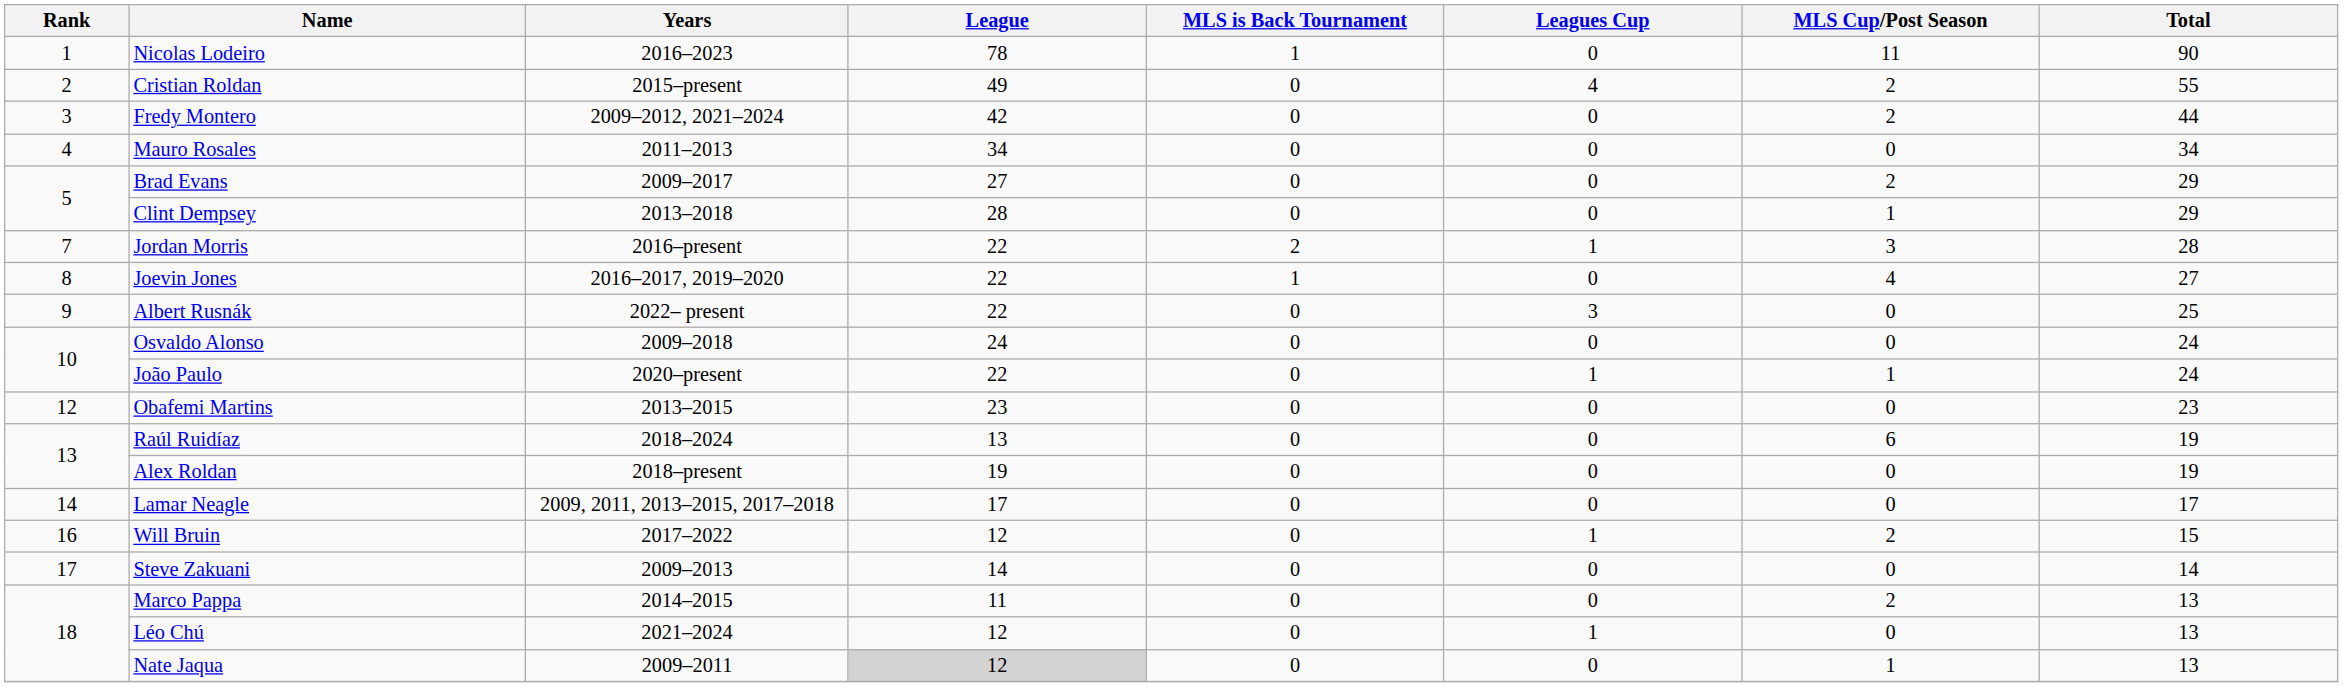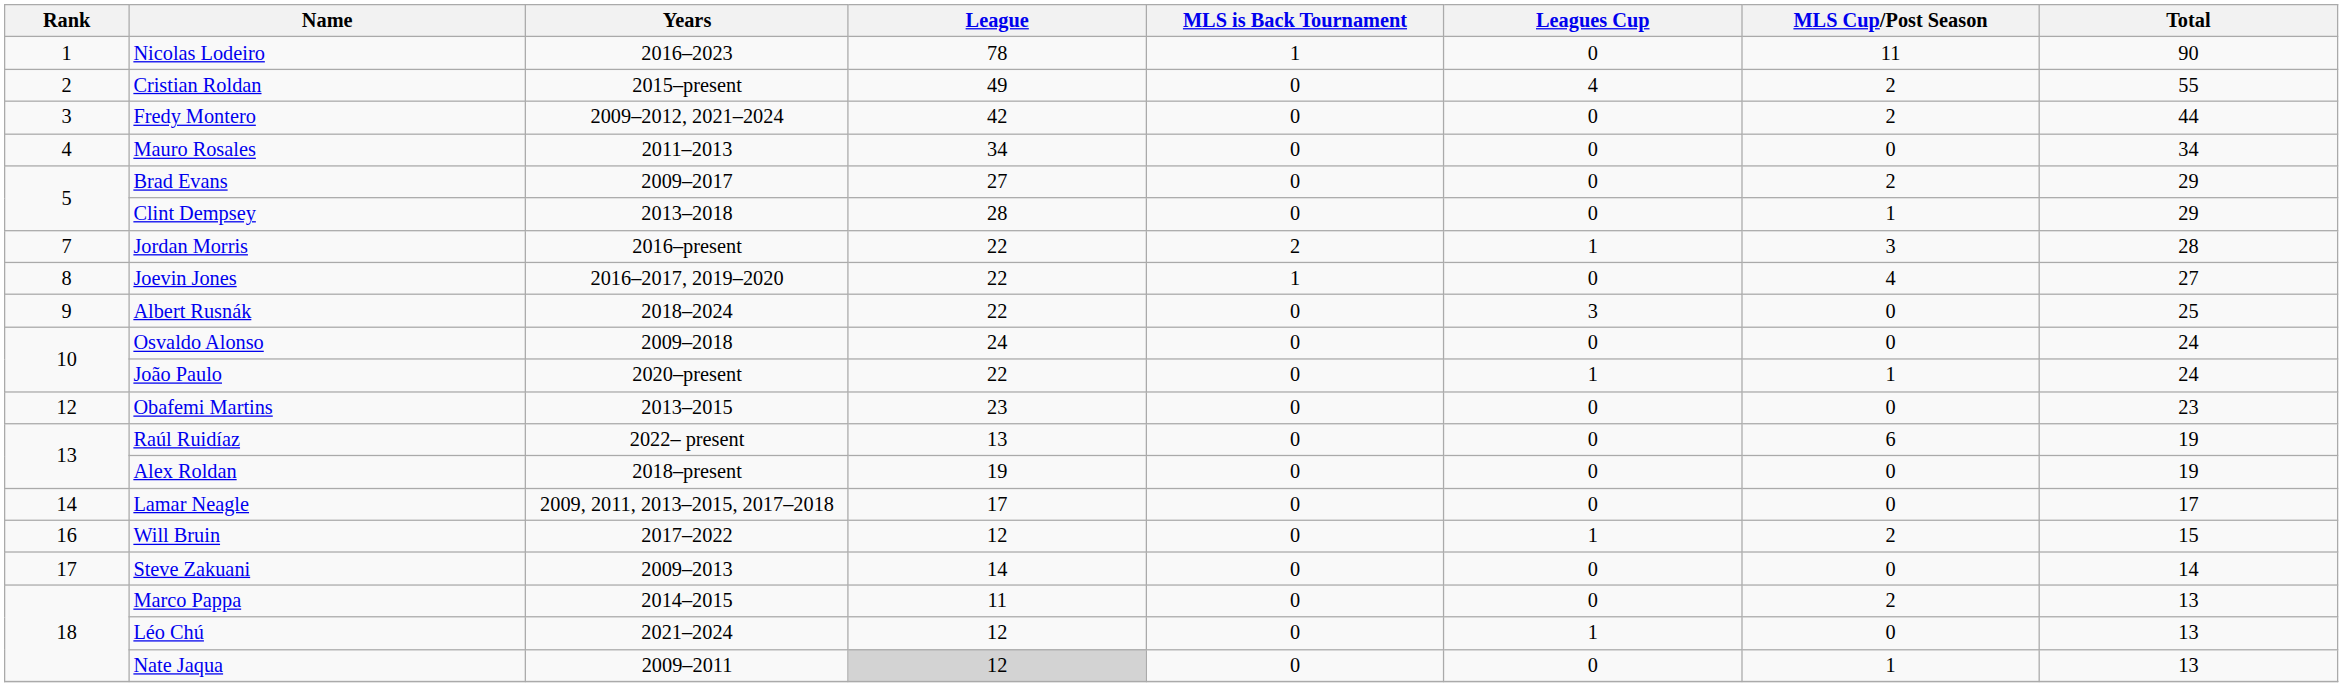(687, 310) 2022– present -> (687, 310) 2018–2024
(687, 439) 2018–2024 -> (687, 439) 2022– present
